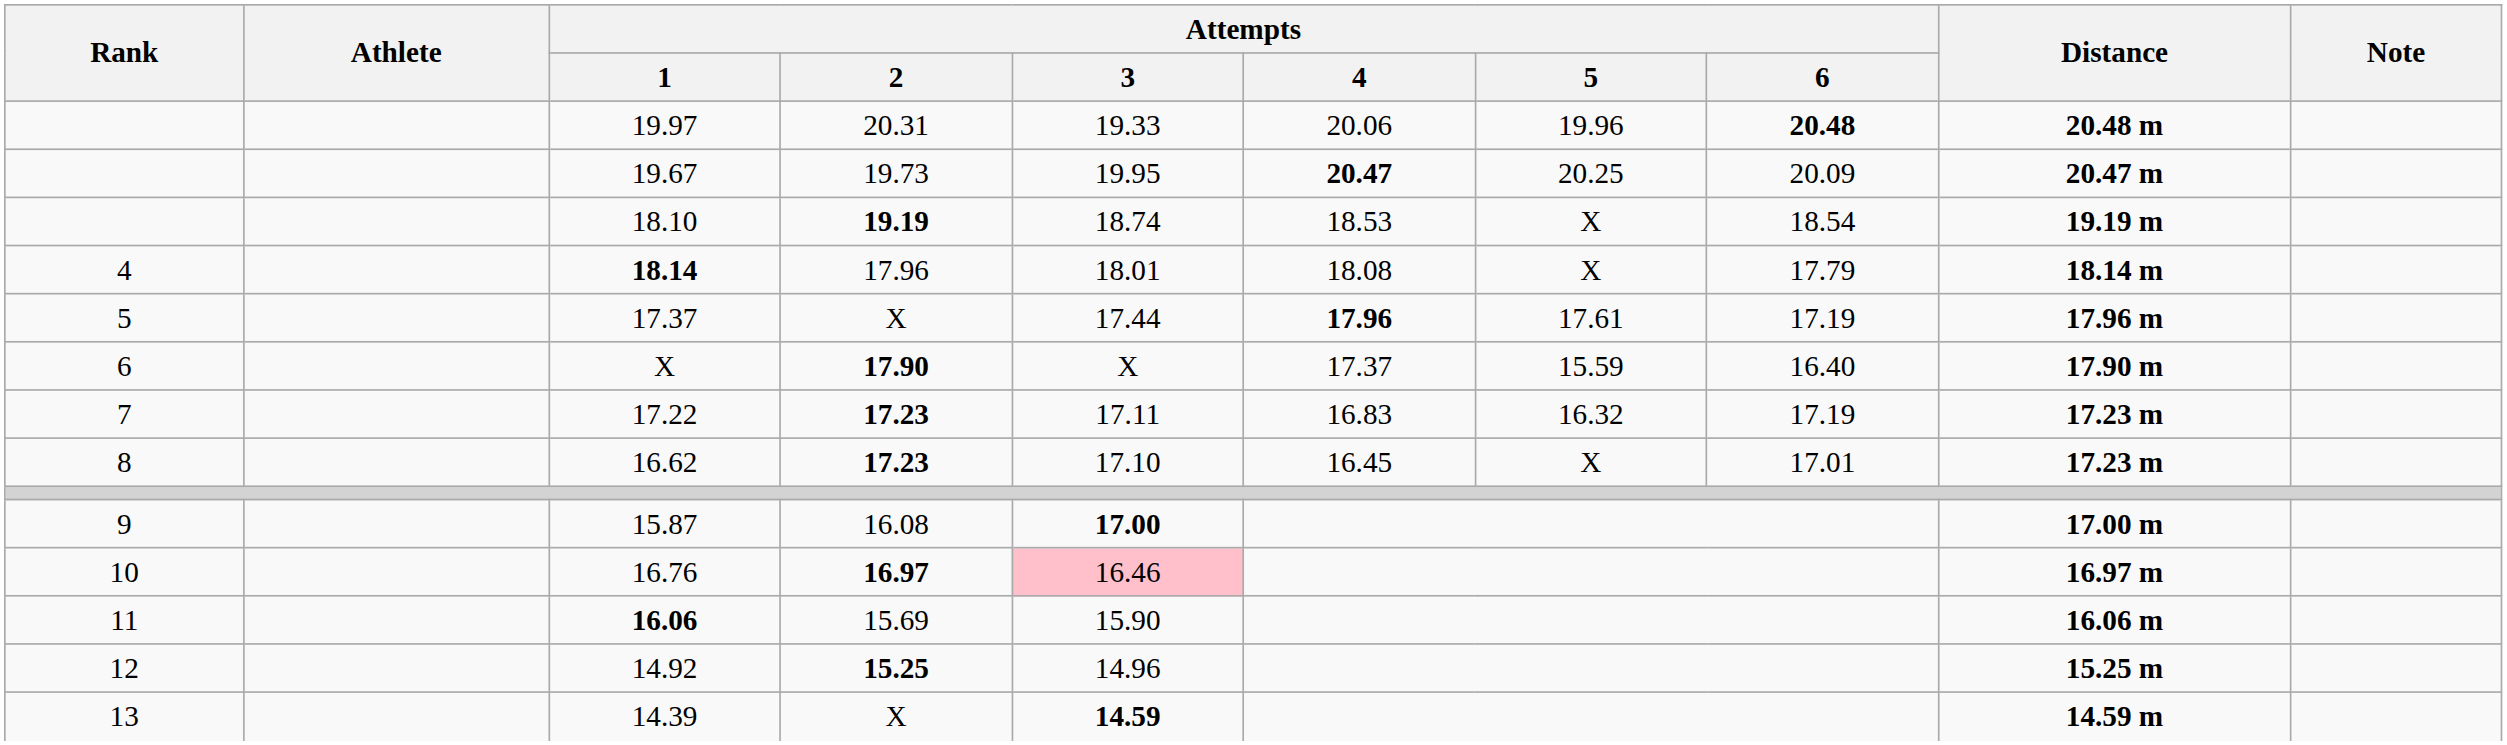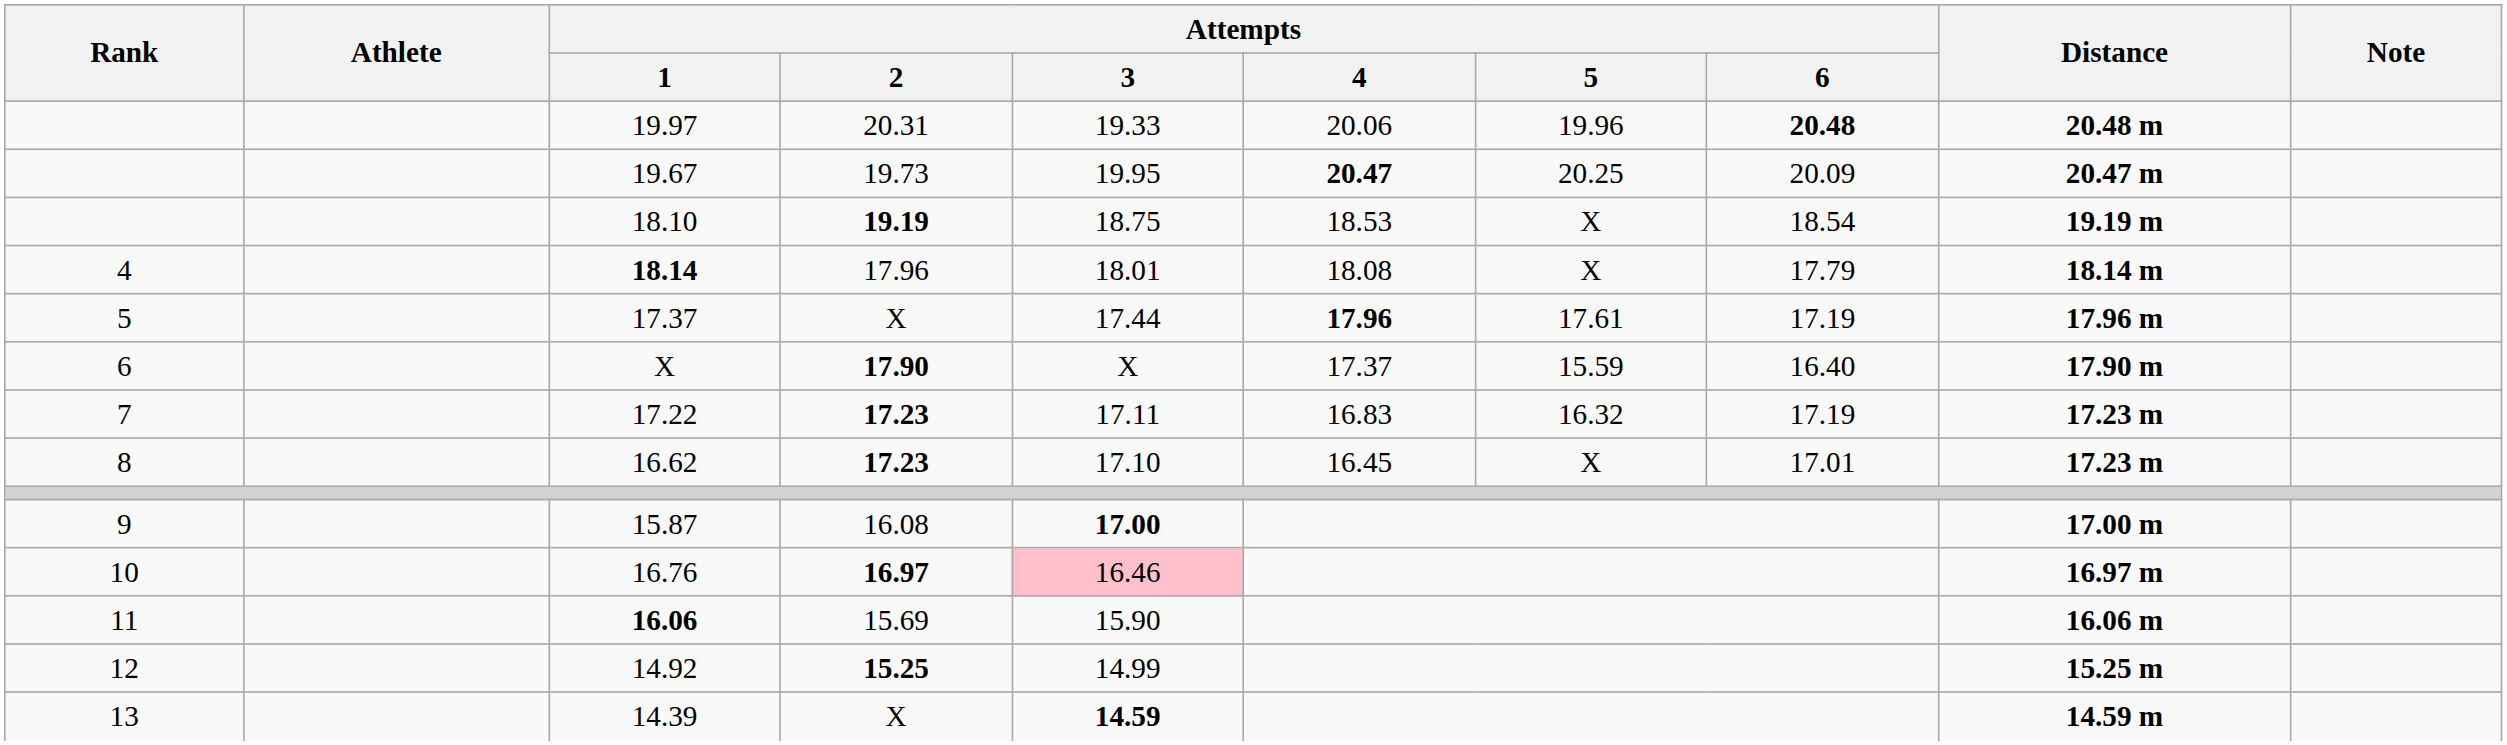(1128, 220) 18.74 -> (1128, 220) 18.75
(1128, 668) 14.96 -> (1128, 668) 14.99
